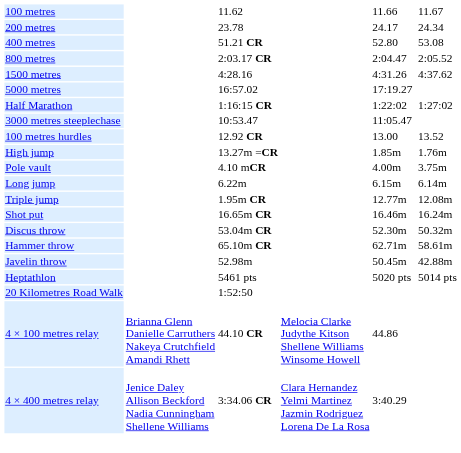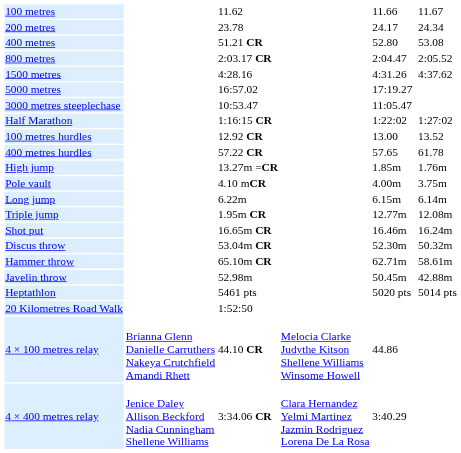rows swapped: (63, 121) <-> (39, 105)
+ row: (48, 152)
